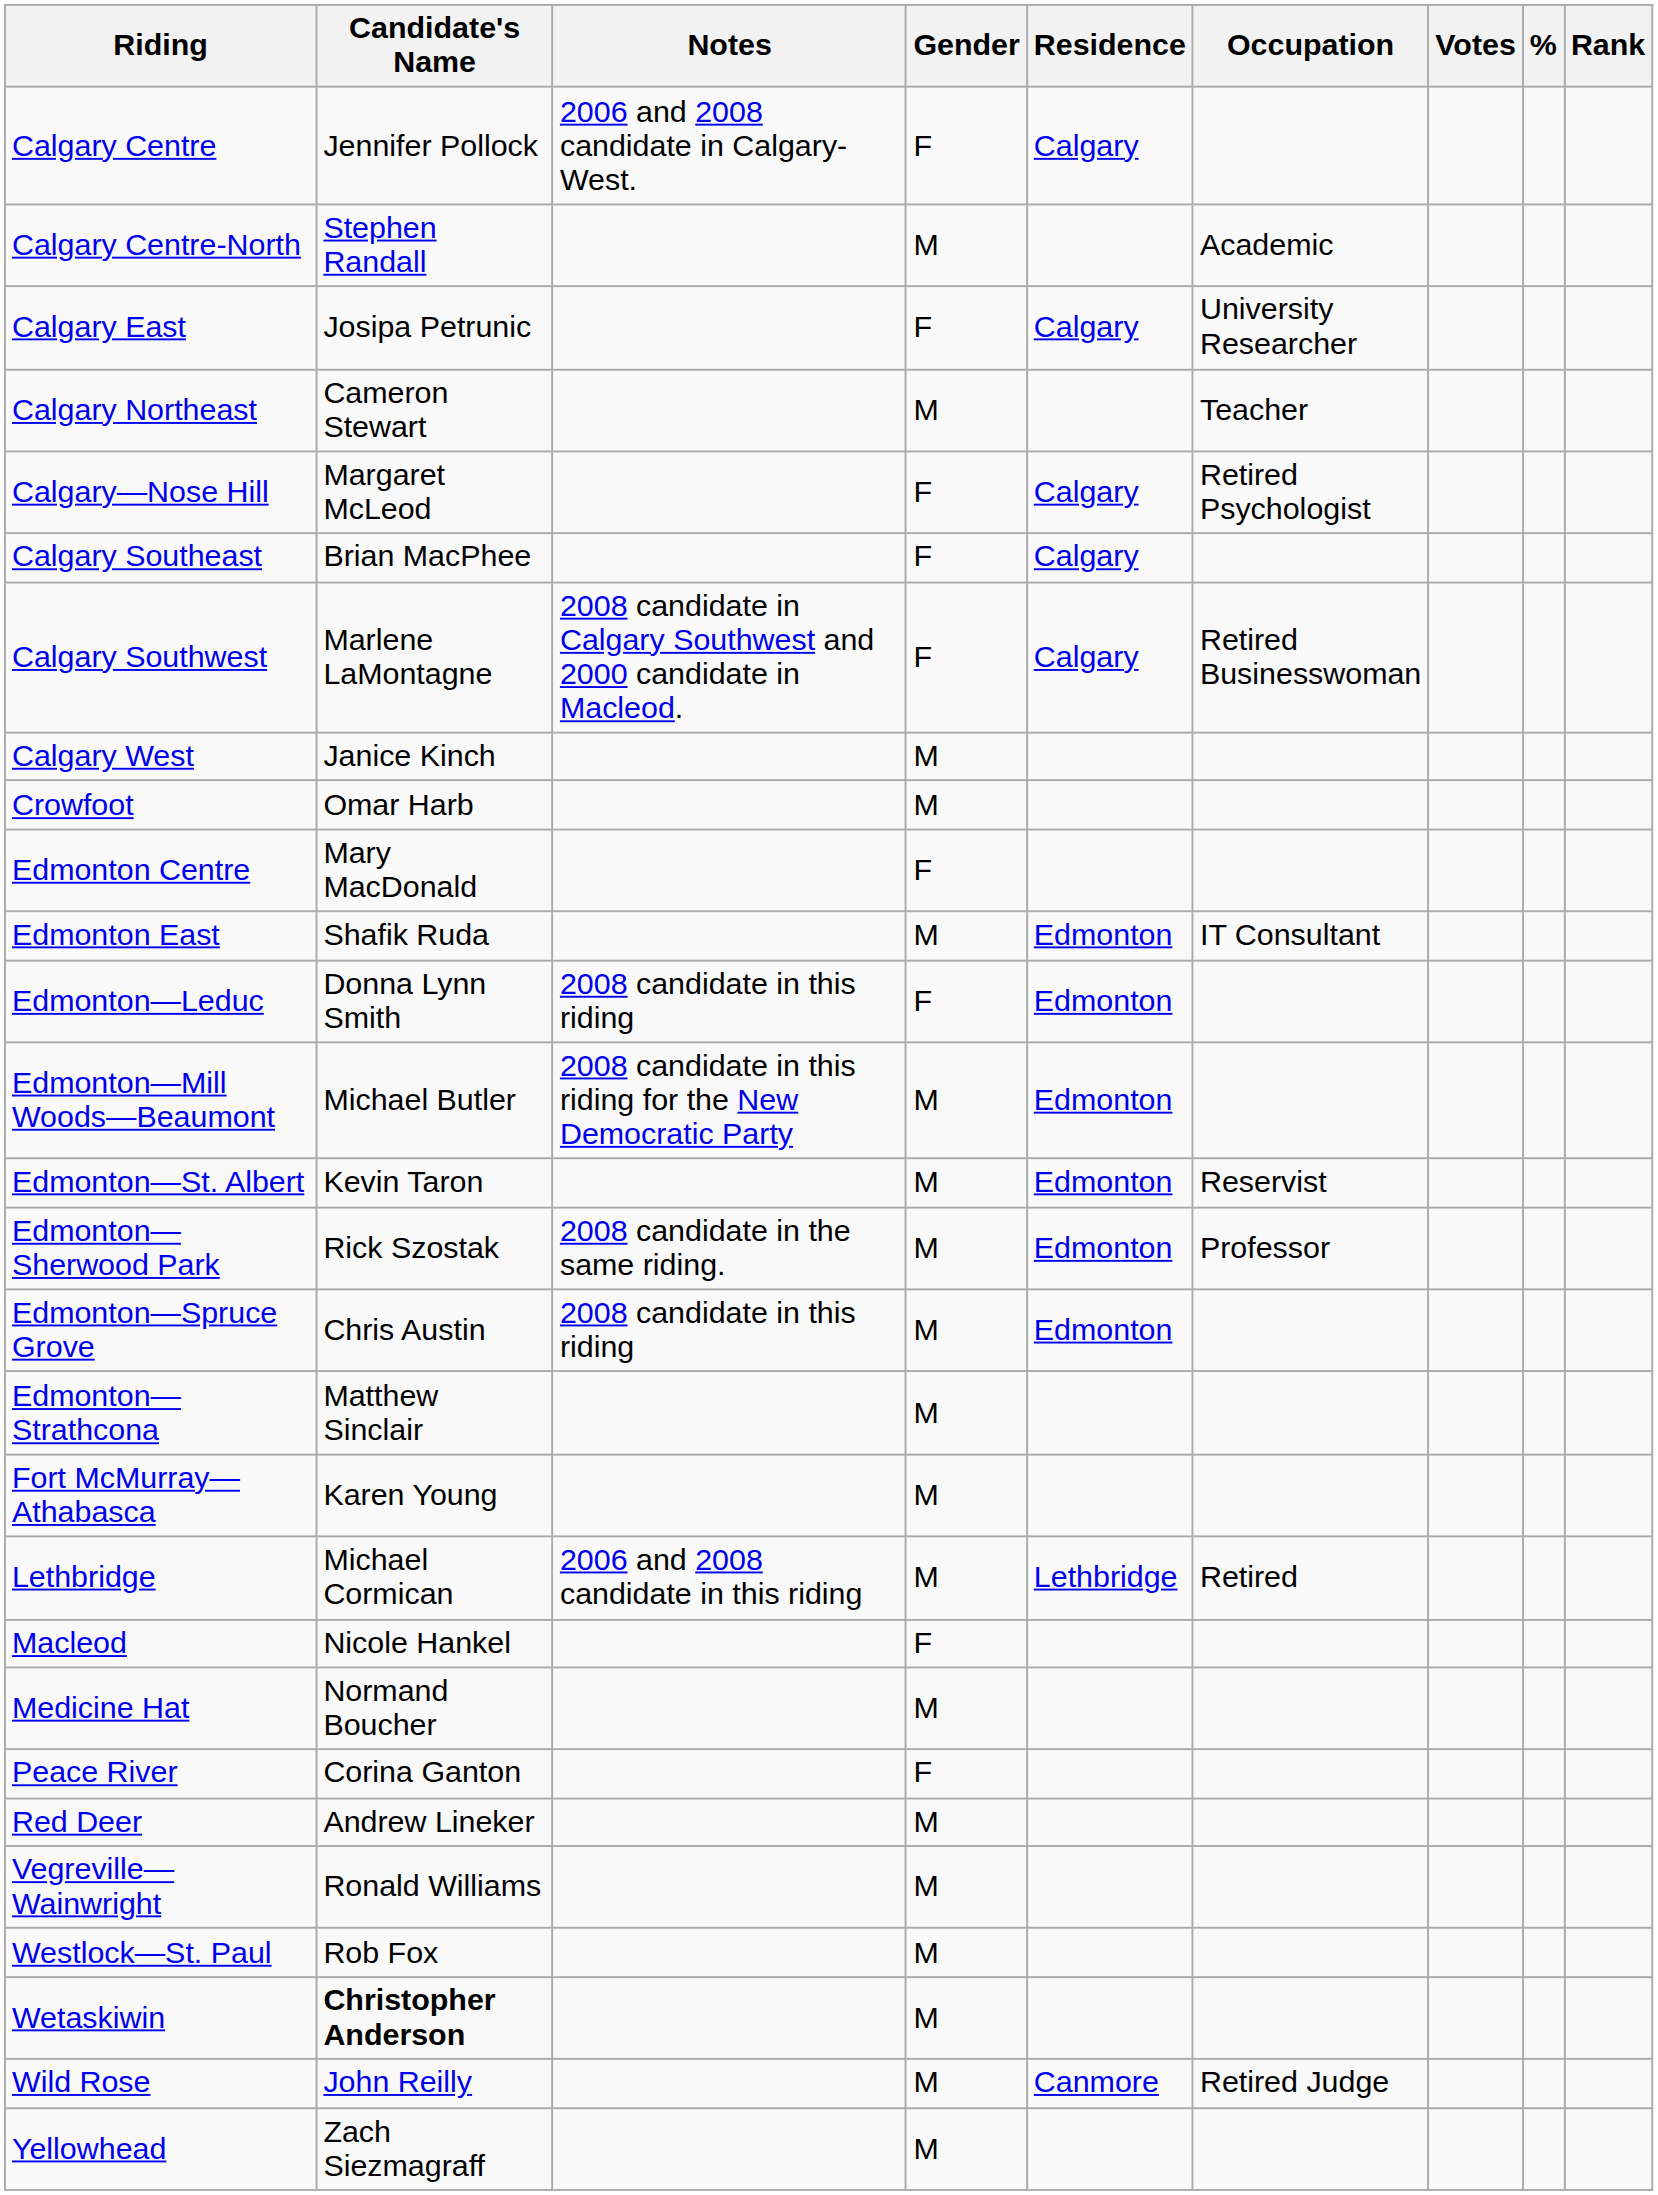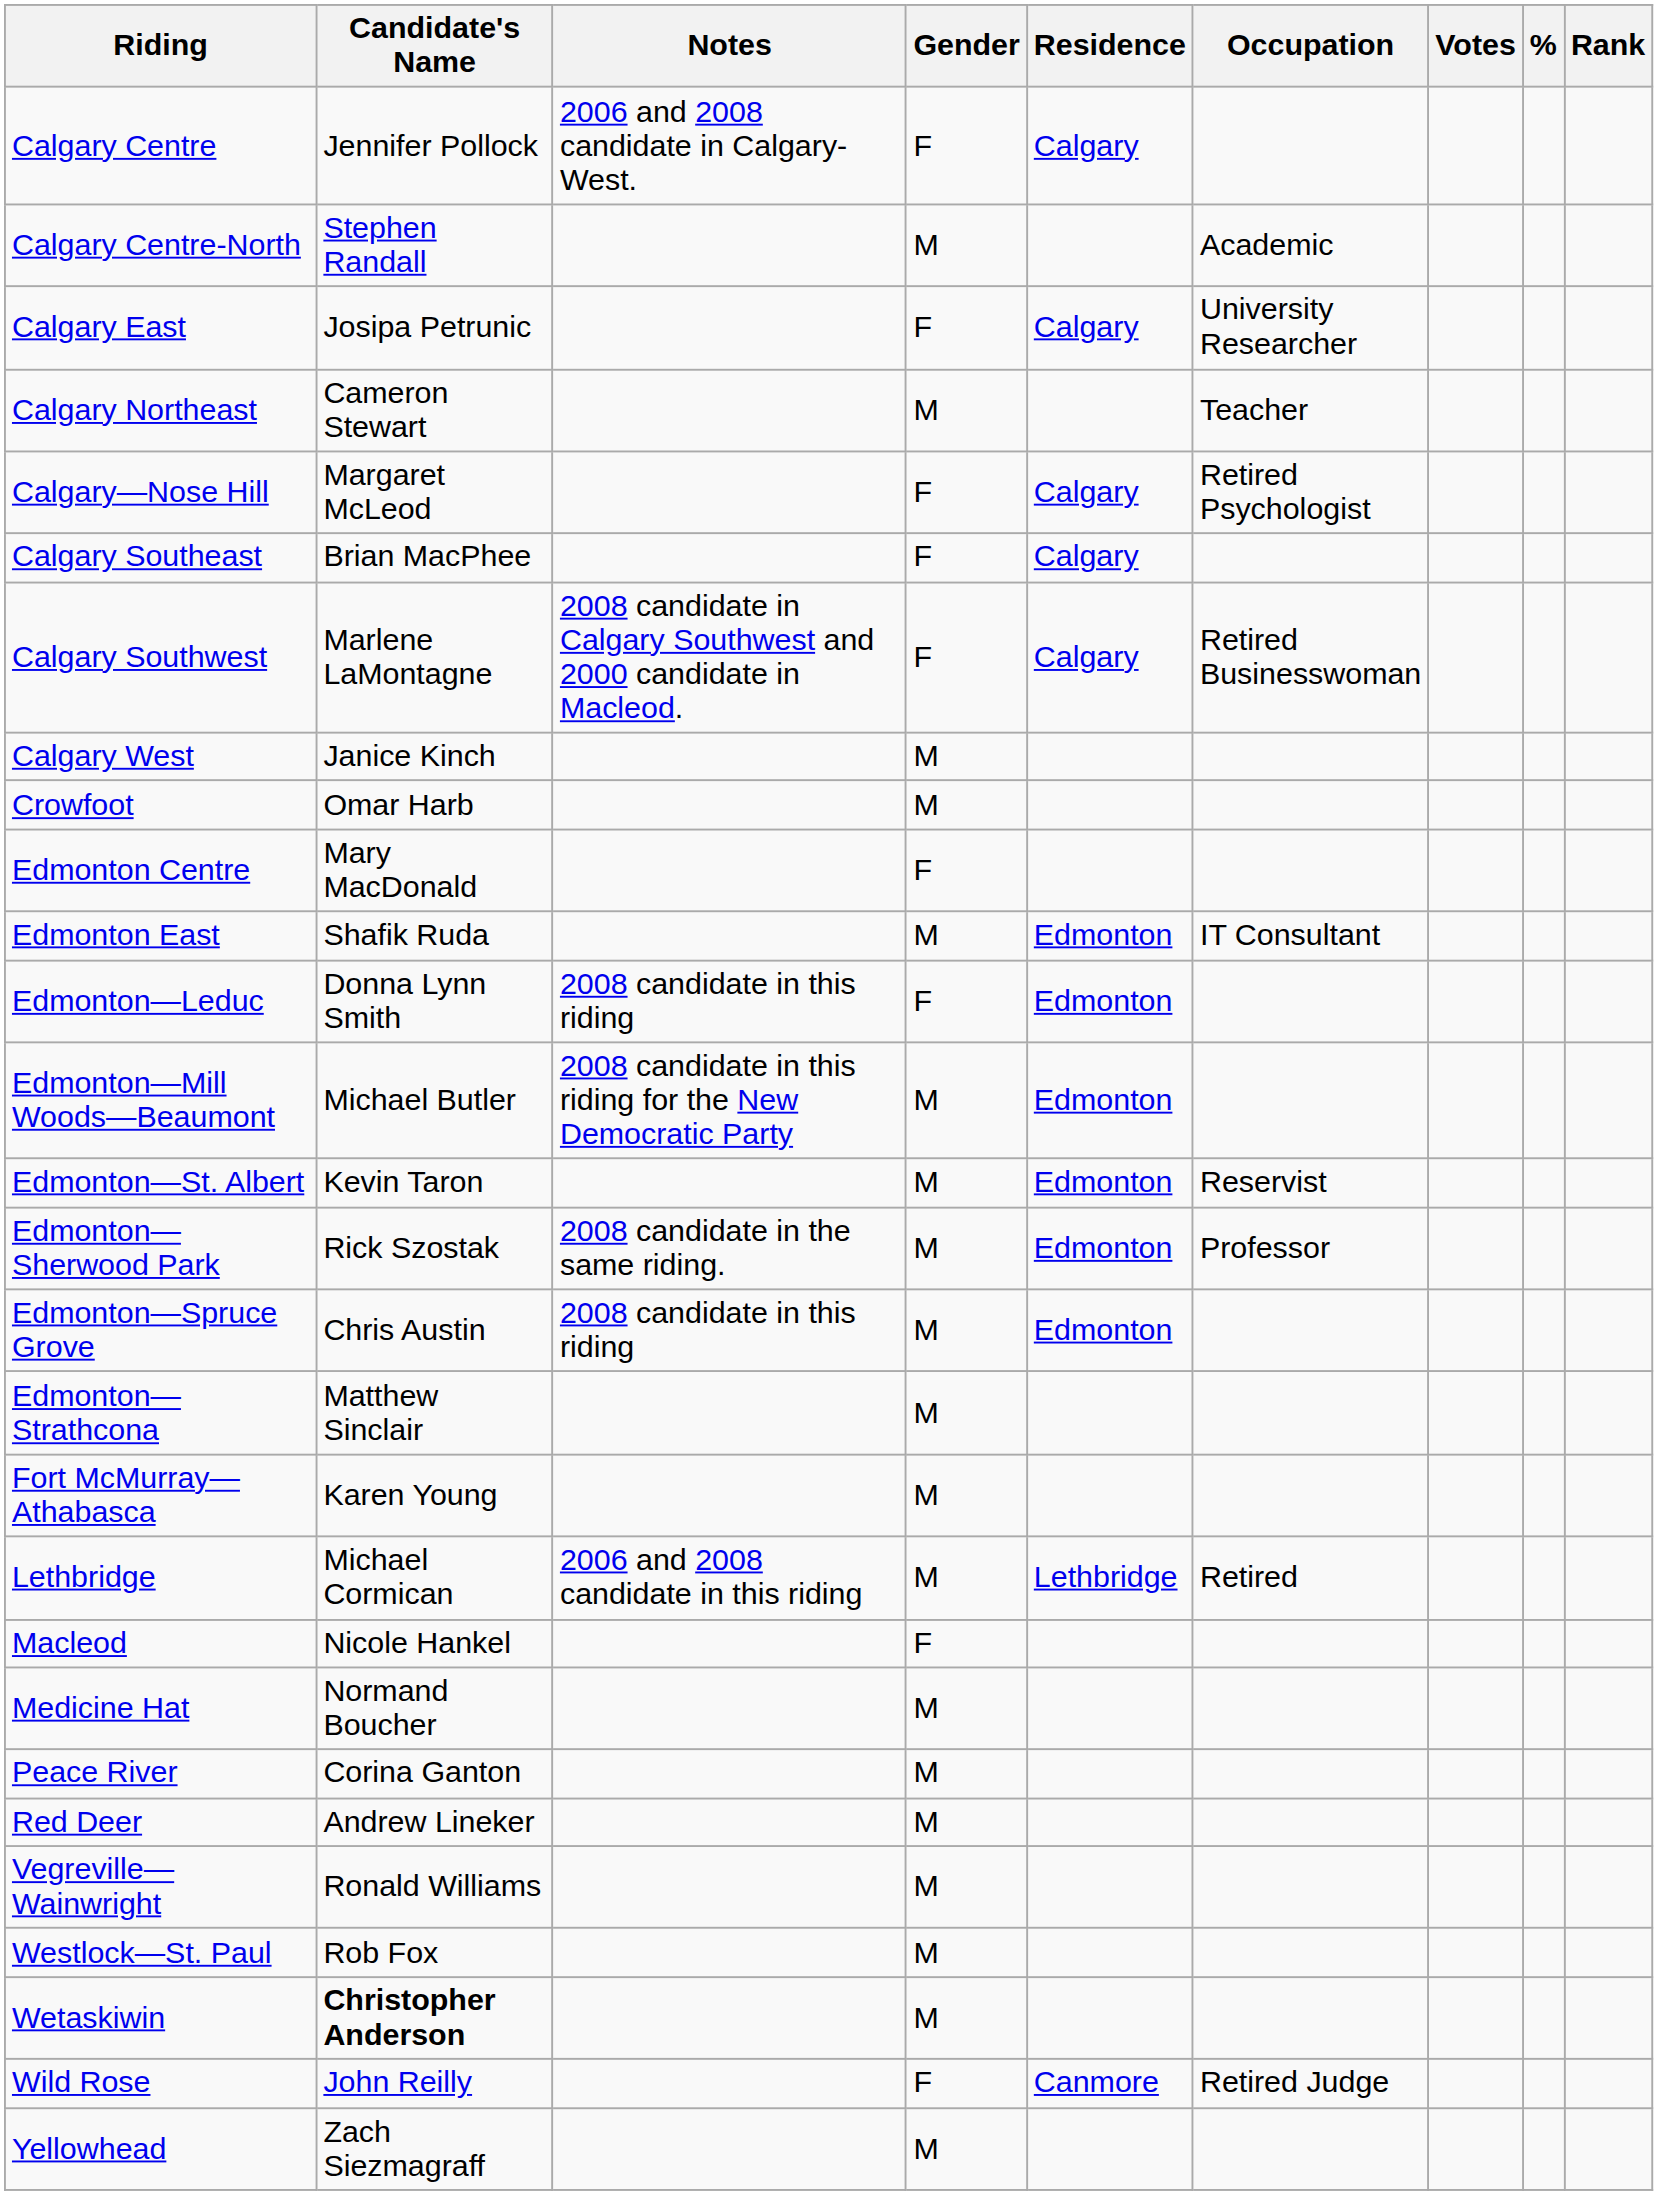(923, 1773) F -> (926, 1773) M
(926, 2082) M -> (923, 2082) F
